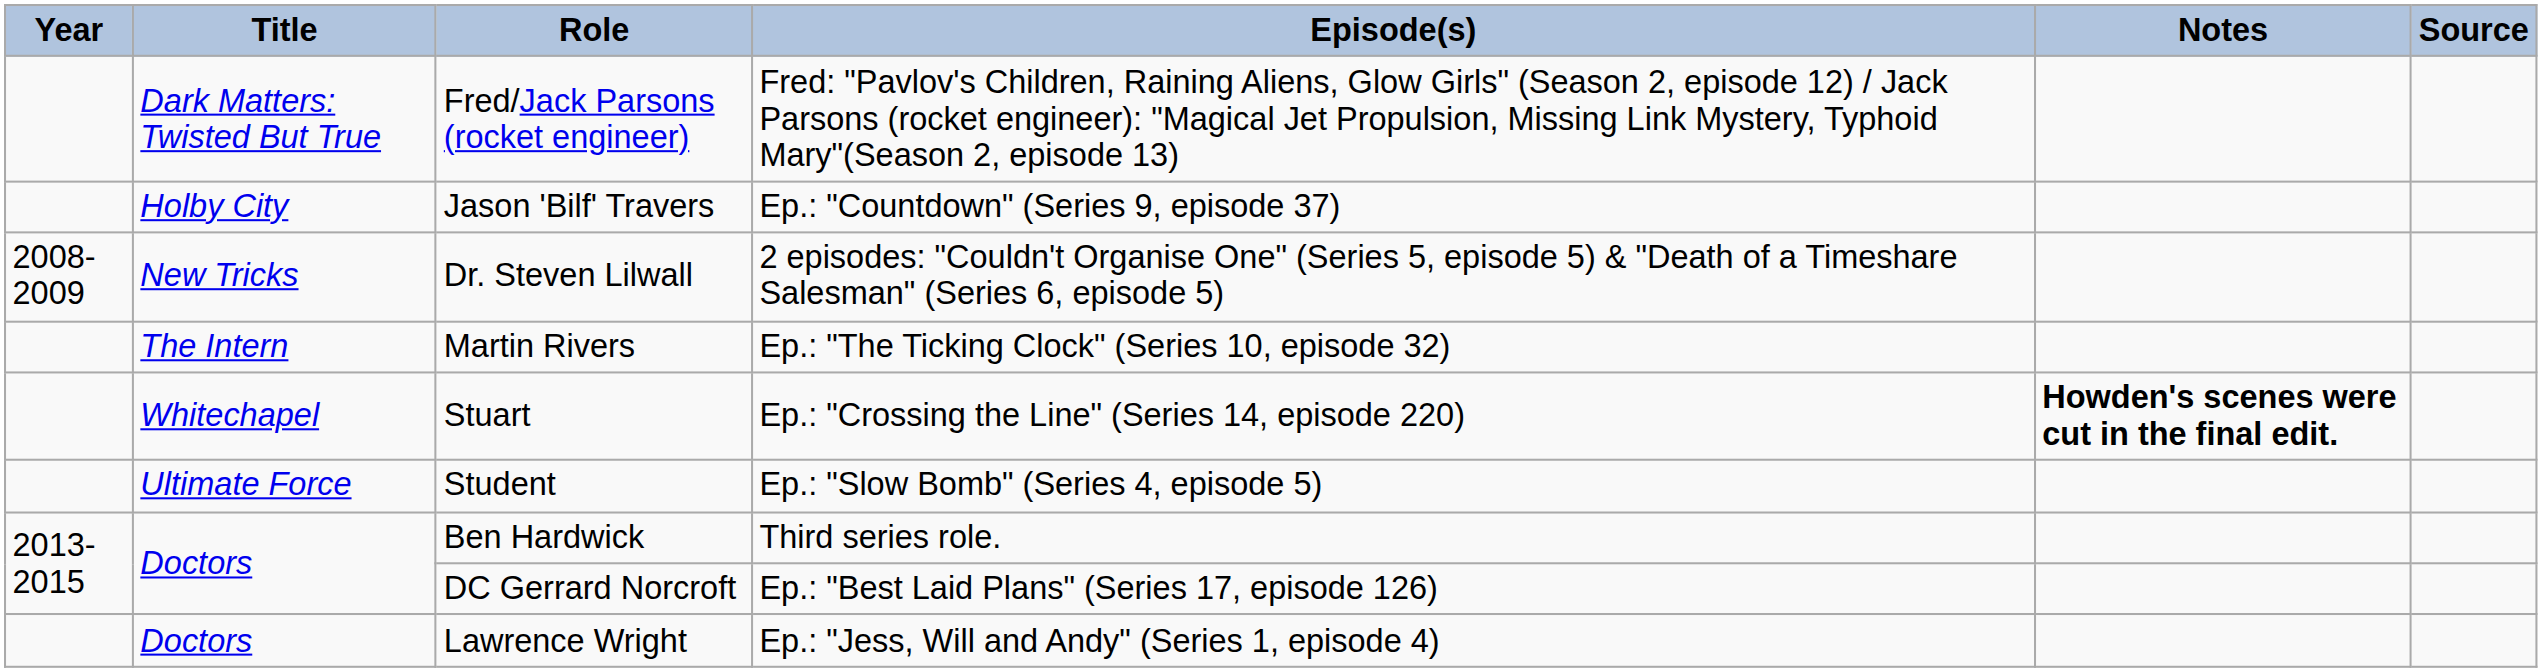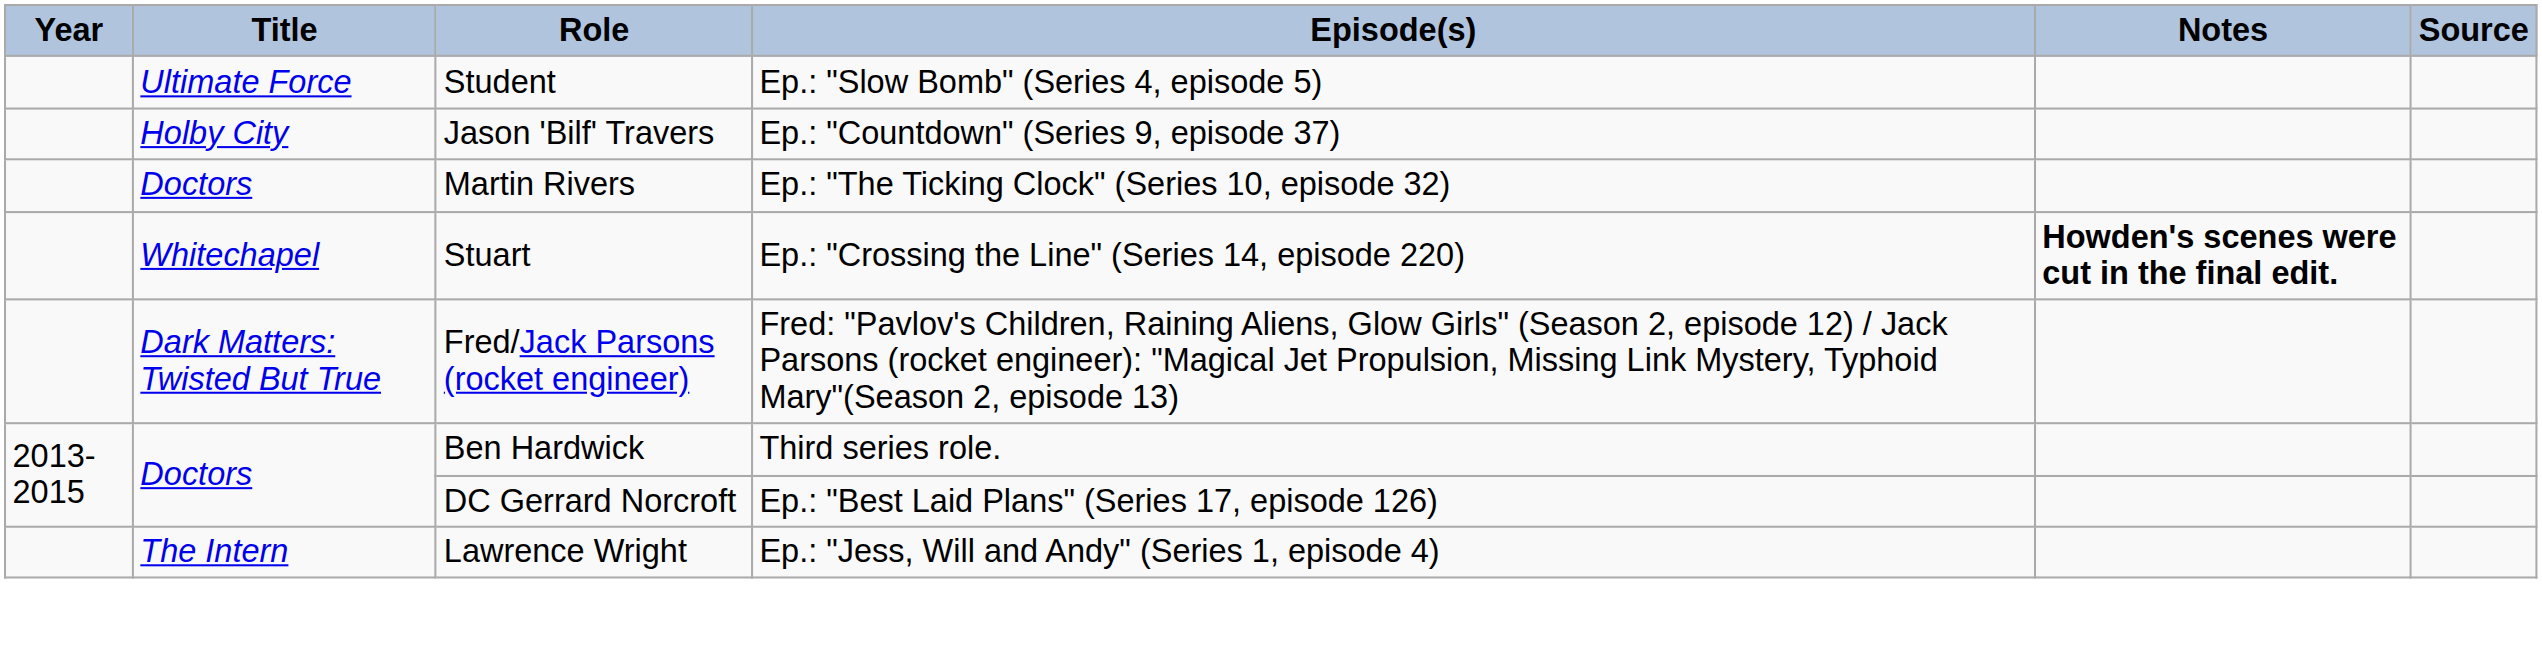rows swapped: (500, 485) <-> (579, 118)
- row: (568, 276)
(214, 345) The Intern -> (196, 184) Doctors
(196, 640) Doctors -> (214, 551) The Intern
